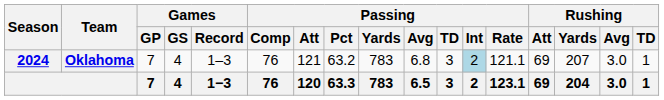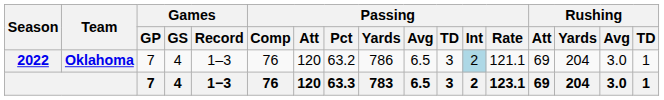(33, 60) 2024 -> (33, 60) 2022
(309, 60) 121 -> (309, 60) 120
(381, 60) 783 -> (381, 60) 786
(420, 60) 6.8 -> (420, 60) 6.5
(578, 60) 207 -> (578, 60) 204
